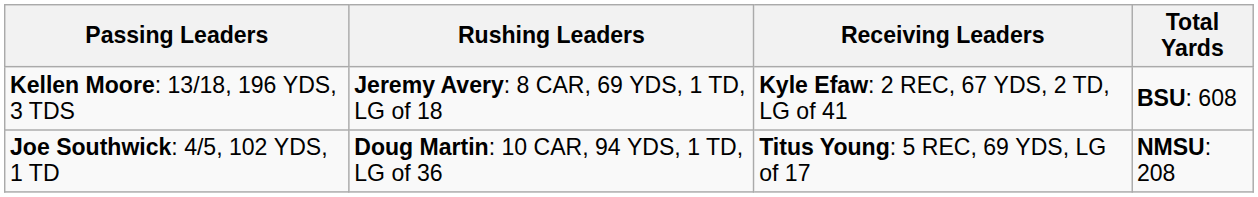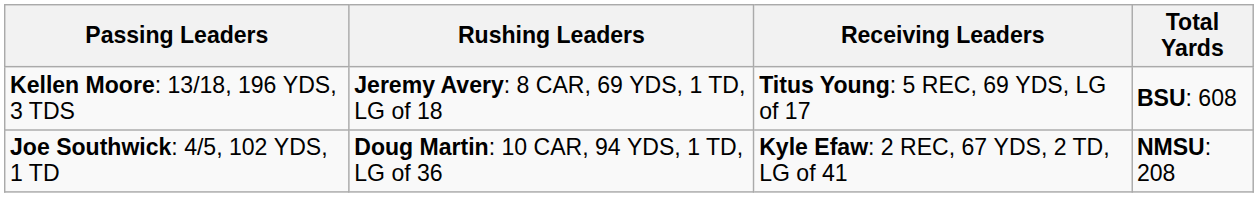(934, 98) Kyle Efaw: 2 REC, 67 YDS, 2 TD, LG of 41 -> (933, 98) Titus Young: 5 REC, 69 YDS, LG of 17
(933, 160) Titus Young: 5 REC, 69 YDS, LG of 17 -> (934, 160) Kyle Efaw: 2 REC, 67 YDS, 2 TD, LG of 41
